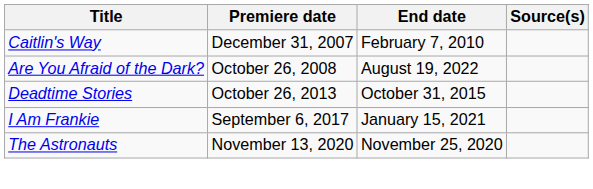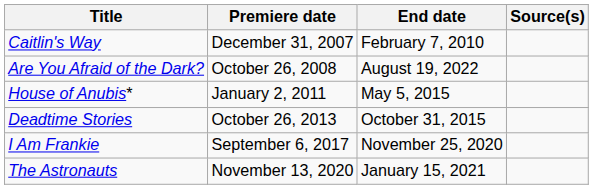+ row: (70, 94)
(423, 119) January 15, 2021 -> (432, 145) November 25, 2020
(432, 145) November 25, 2020 -> (423, 171) January 15, 2021
